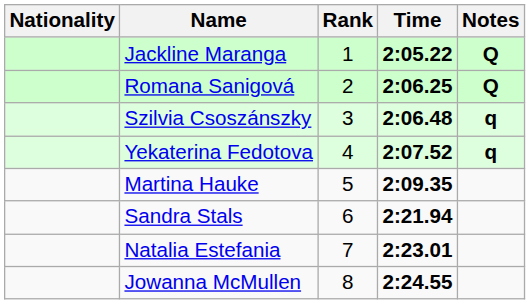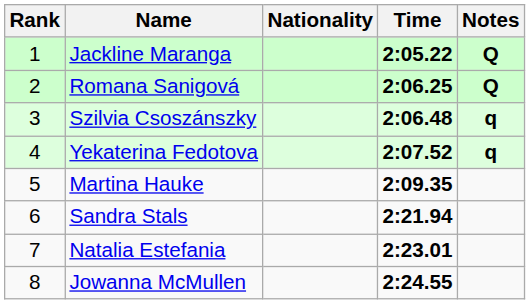columns swapped: (348, 20) <-> (62, 20)
